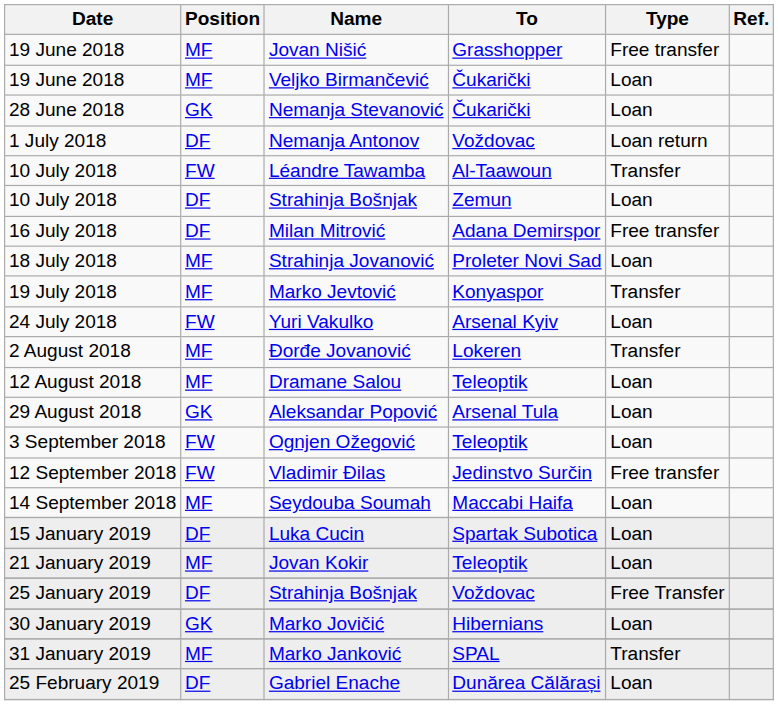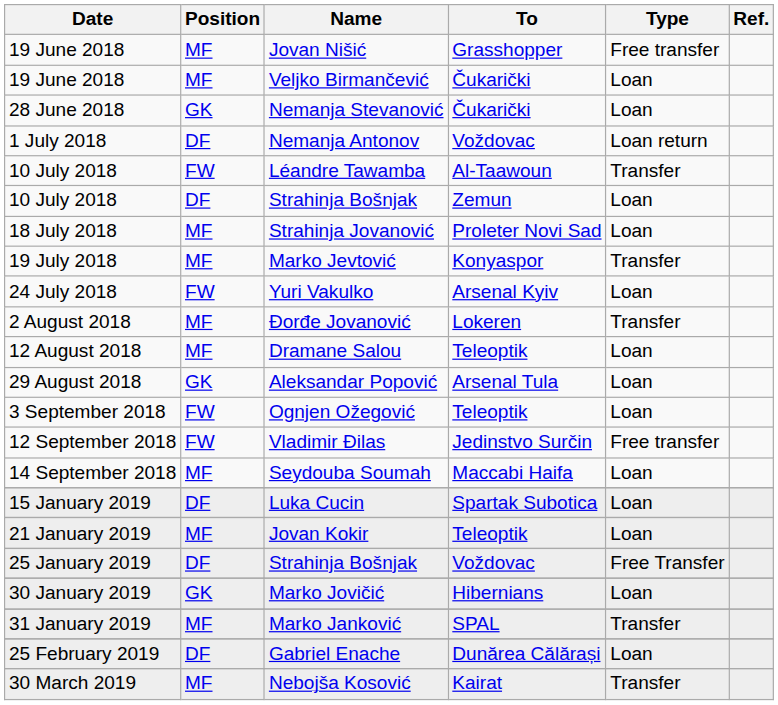- row: (63, 230)
+ row: (72, 683)
